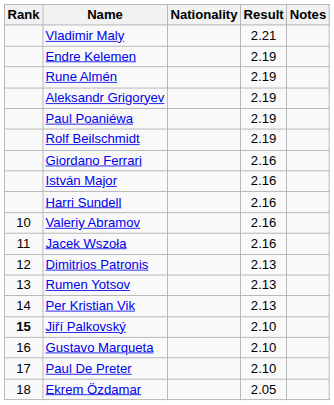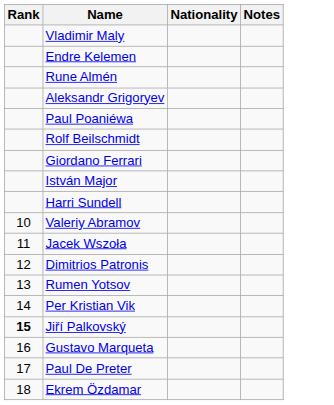- column: (264, 14)
